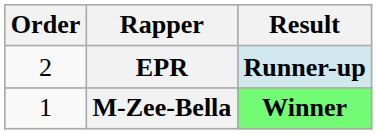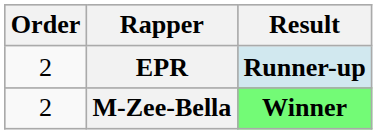(46, 107) 1 -> (46, 107) 2
